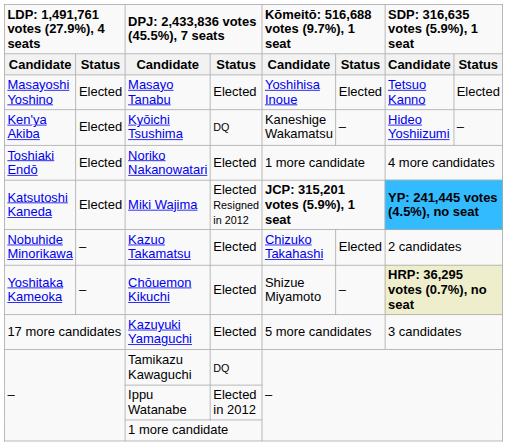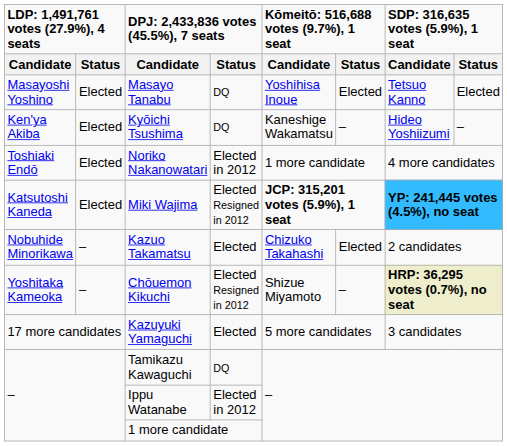(235, 92) Elected -> (221, 93) DQ
(235, 162) Elected -> (235, 162) Elected in 2012
(235, 289) Elected -> (236, 289) Elected Resigned in 2012
